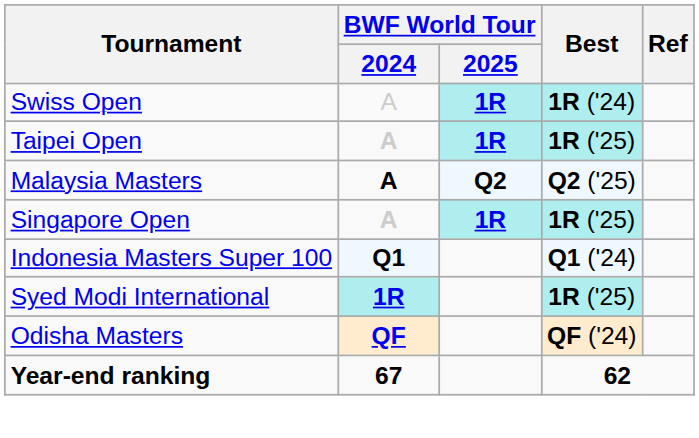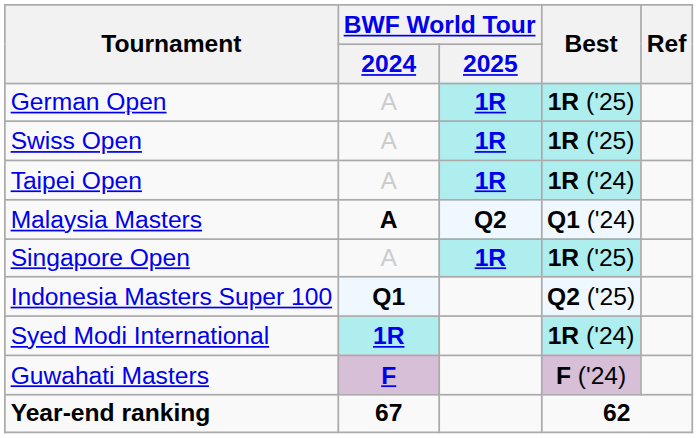+ row: (89, 103)
(592, 103) 1R ('24) -> (591, 141) 1R ('25)
(389, 141) bold -> (389, 180) normal
(592, 141) 1R ('25) -> (591, 180) 1R ('24)
(592, 180) Q2 ('25) -> (591, 219) Q1 ('24)
(389, 219) bold -> (389, 258) normal
(592, 258) Q1 ('24) -> (591, 297) Q2 ('25)
(592, 297) 1R ('25) -> (591, 336) 1R ('24)
+ row: (110, 375)
- row: (97, 336)
